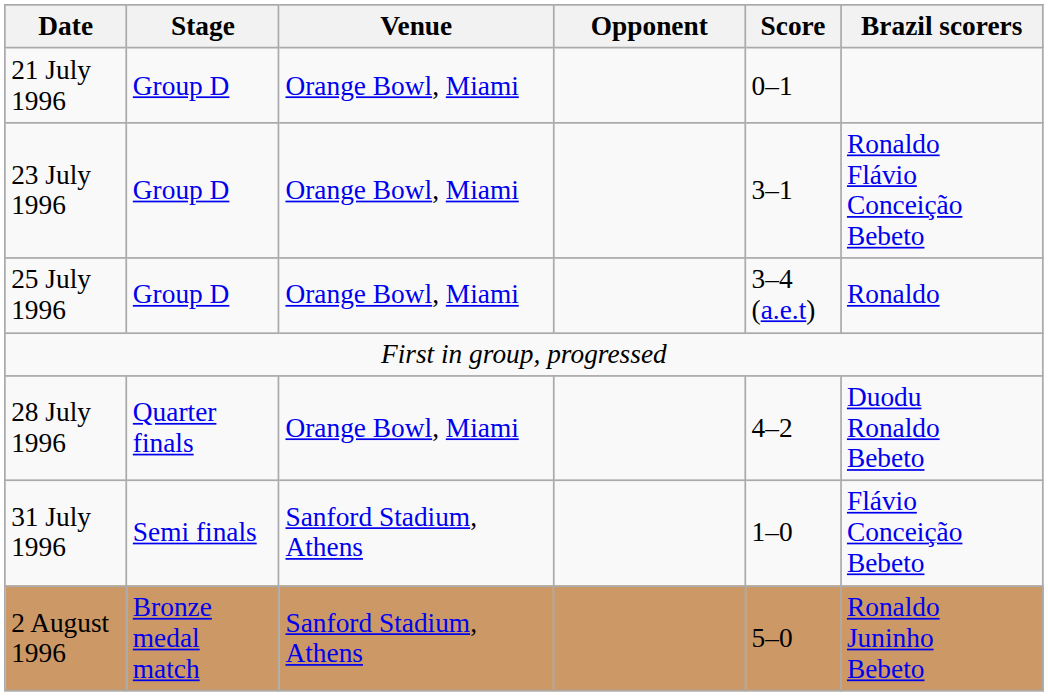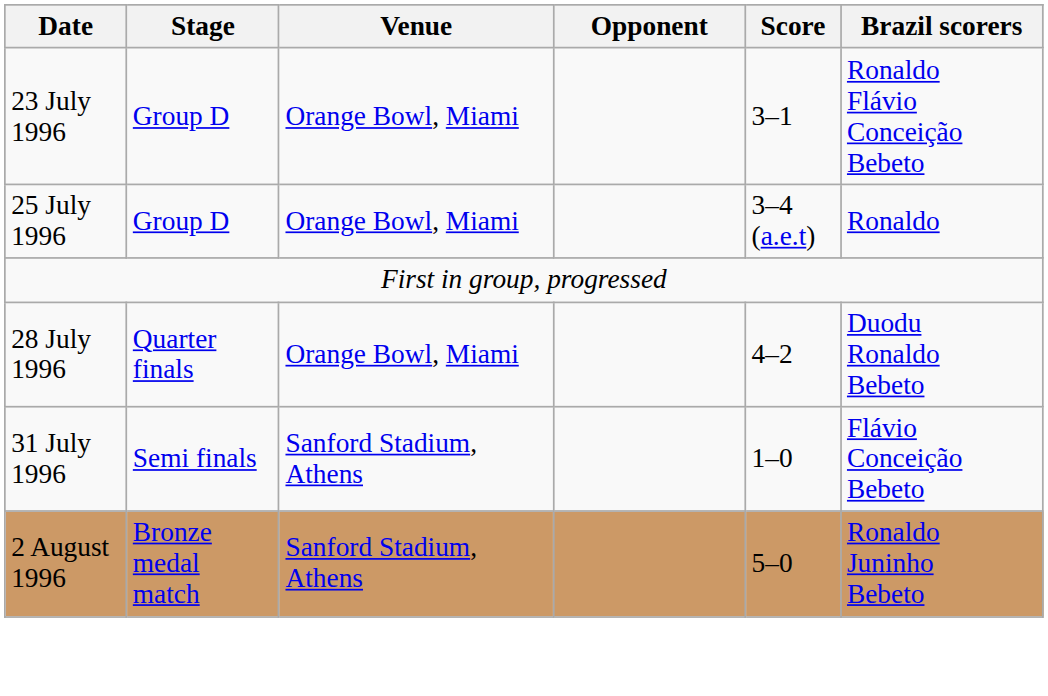- row: (51, 84)
